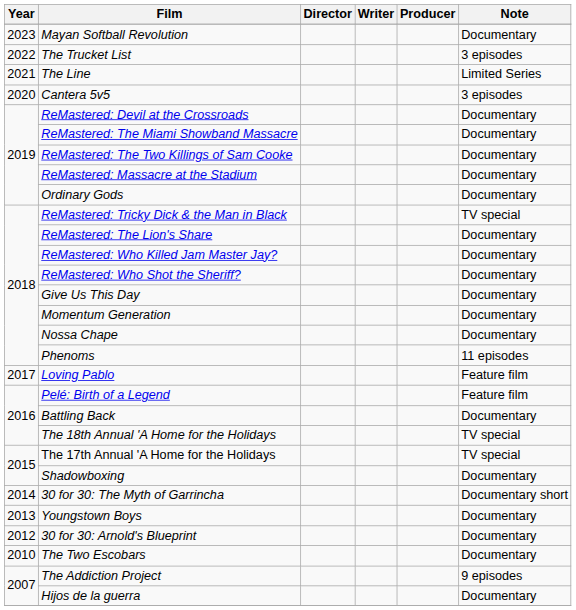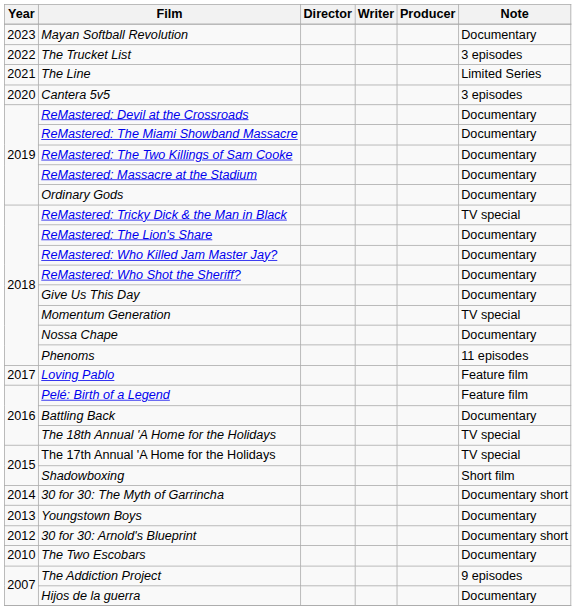(499, 315) Documentary -> (491, 315) TV special
(499, 475) Documentary -> (488, 475) Short film
(499, 535) Documentary -> (515, 535) Documentary short
